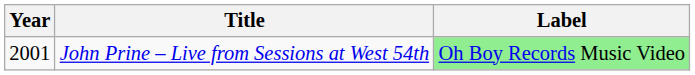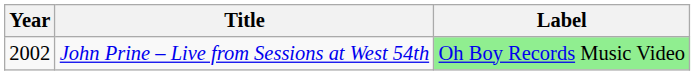(30, 53) 2001 -> (30, 53) 2002
